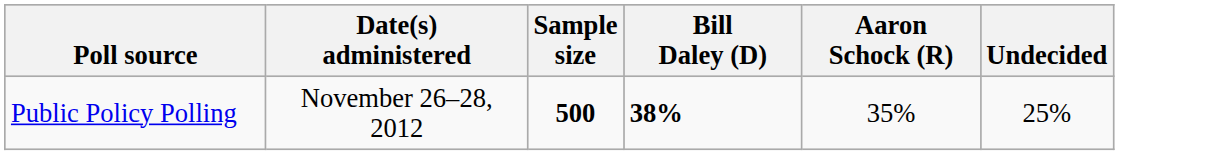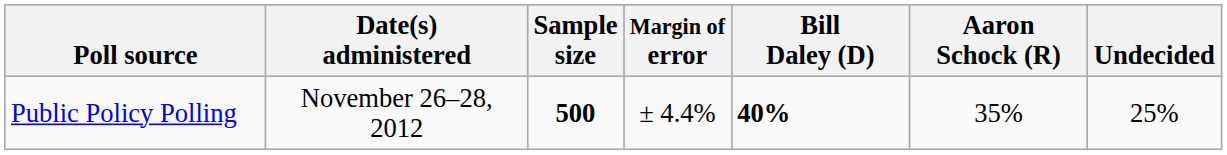+ column: (677, 42)
(656, 112) 38% -> (764, 112) 40%
